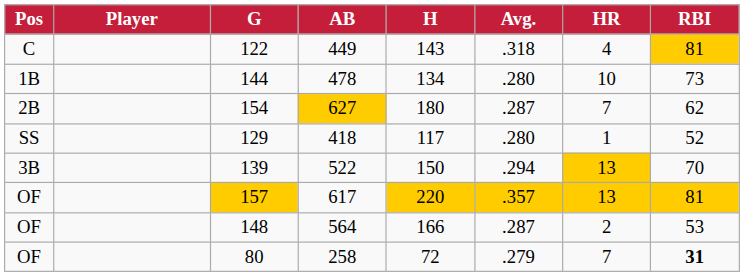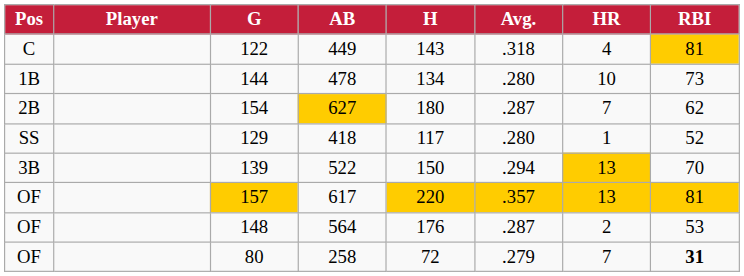(430, 227) 166 -> (430, 227) 176
